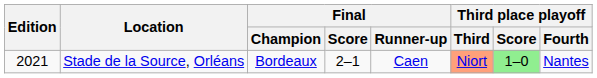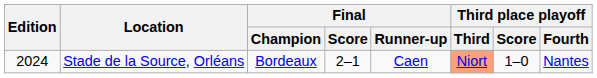(32, 61) 2021 -> (32, 61) 2024
(517, 61) lightgreen background -> (517, 61) no background
